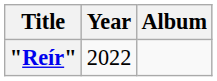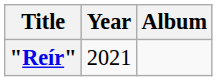(109, 57) 2022 -> (109, 57) 2021
